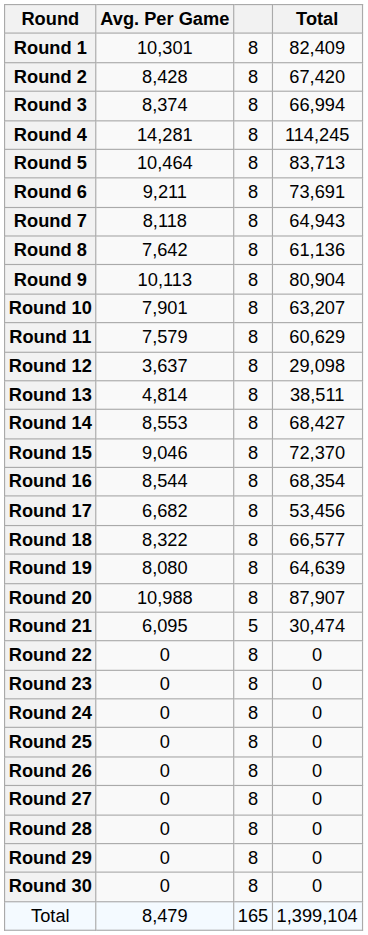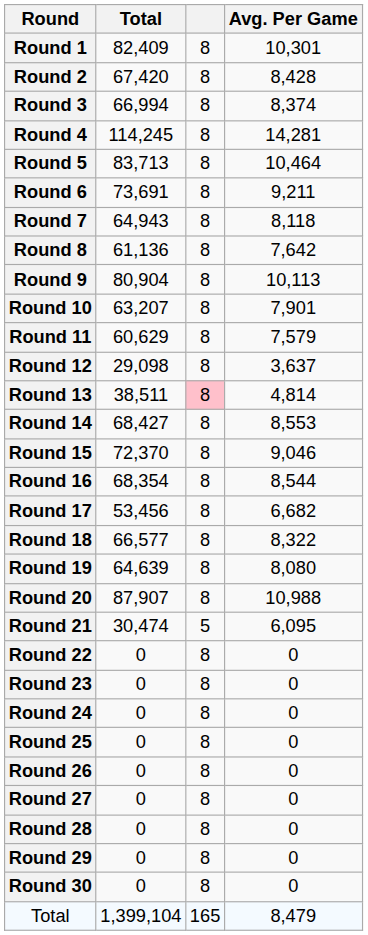columns swapped: (317, 18) <-> (165, 18)
(253, 395) no background -> (205, 395) pink background
